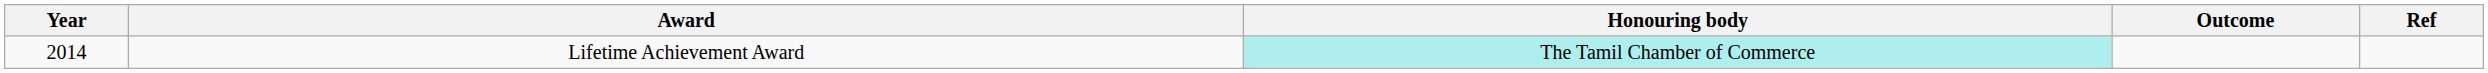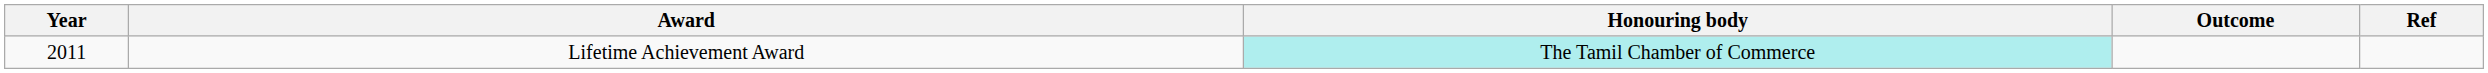(67, 52) 2014 -> (67, 52) 2011
